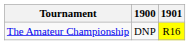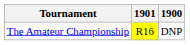columns swapped: (145, 13) <-> (171, 13)
